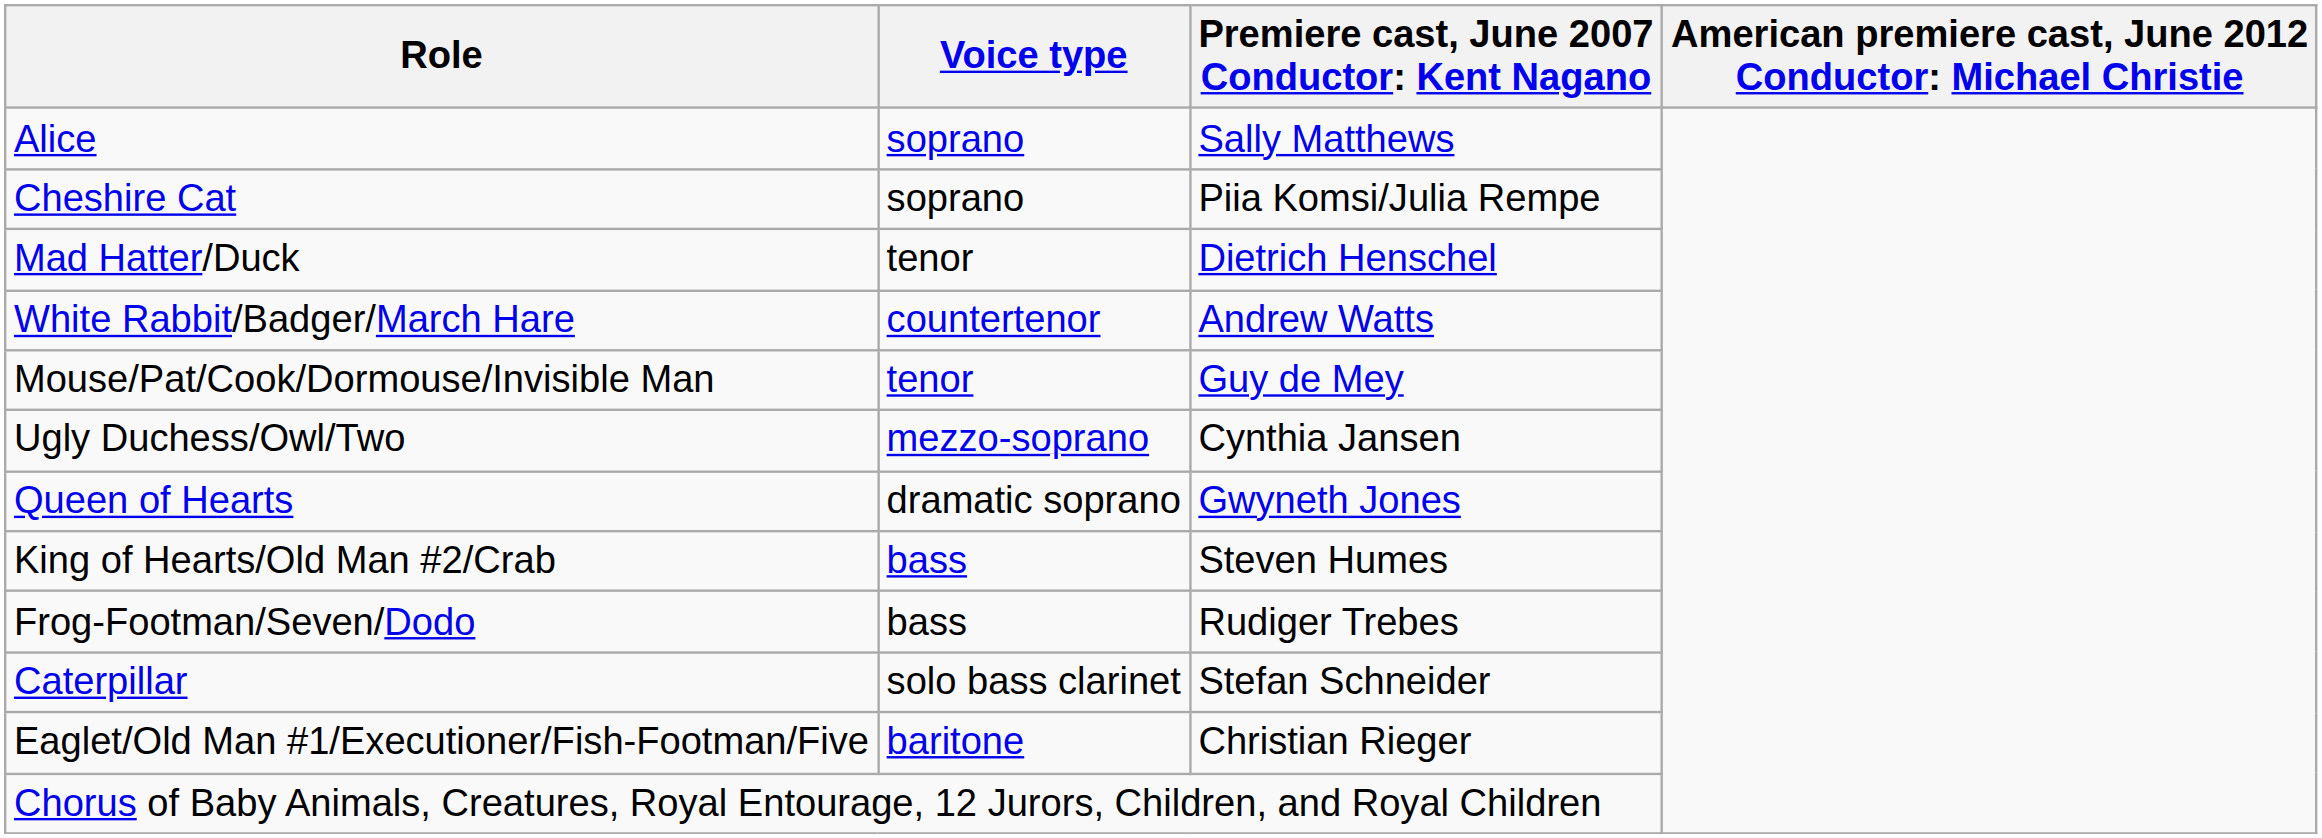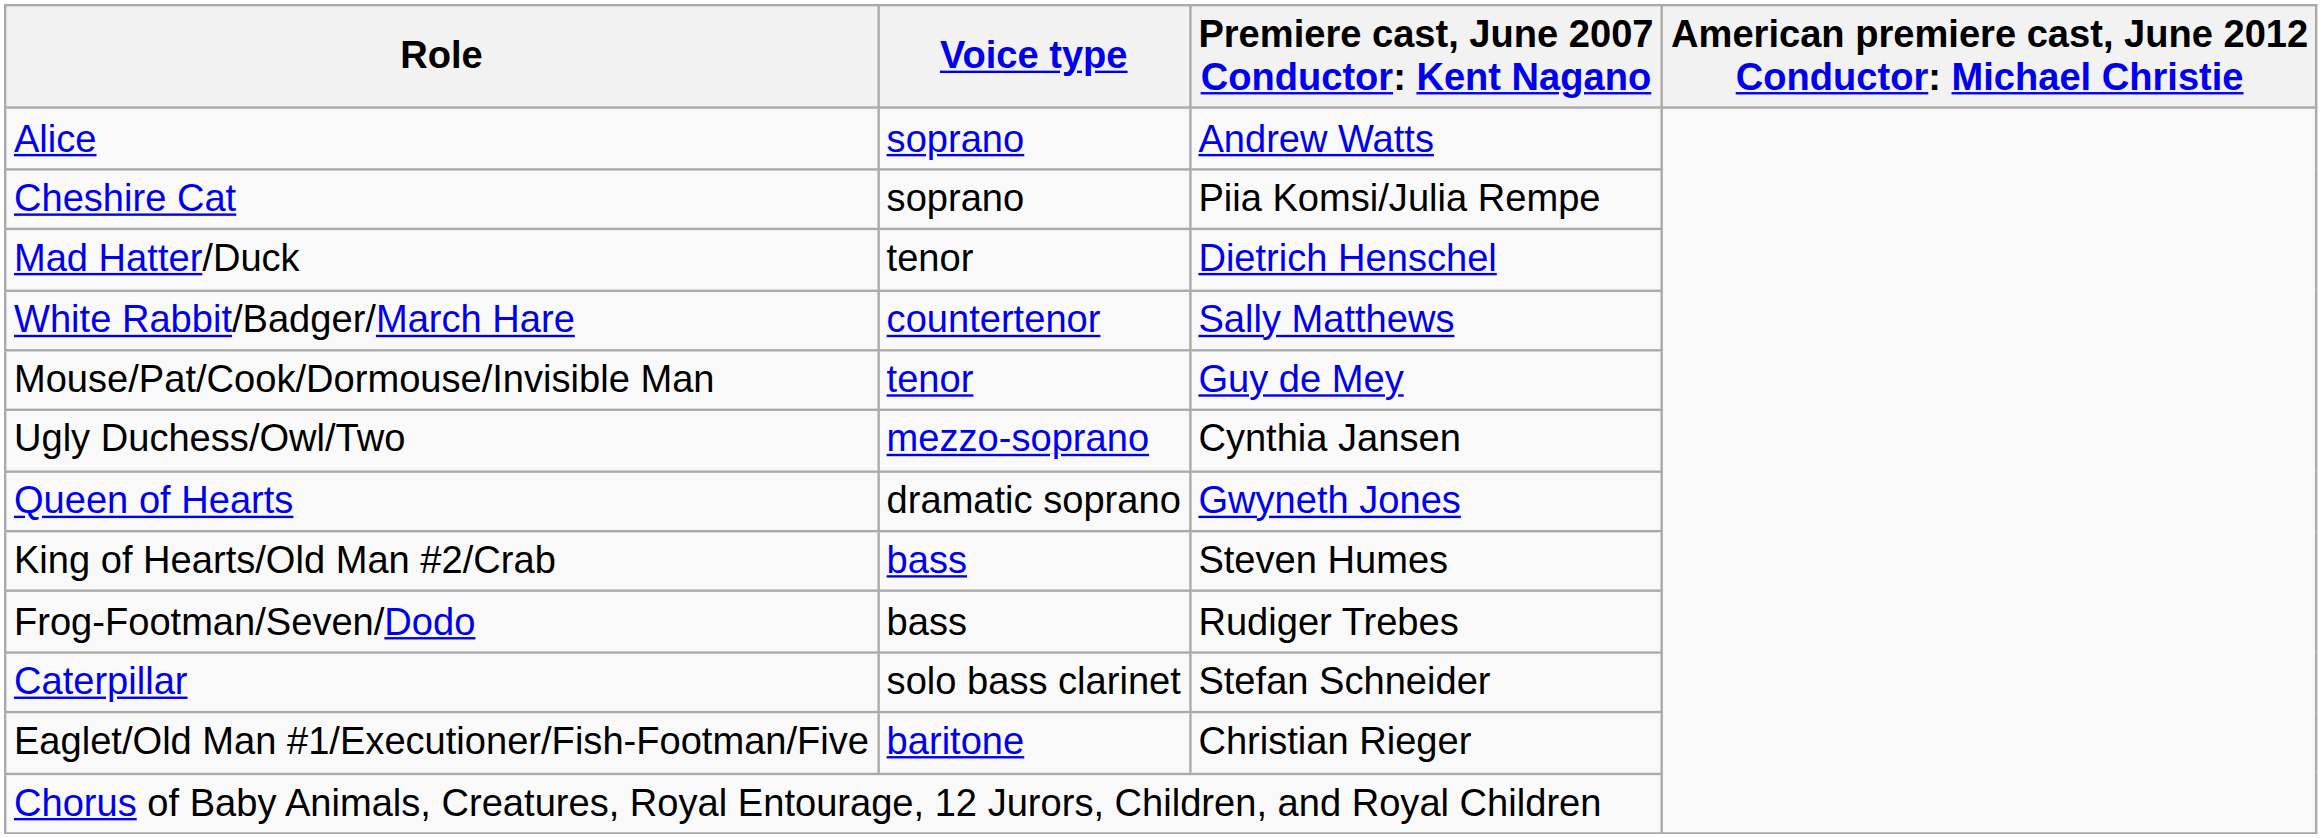(1326, 137) Sally Matthews -> (1316, 137) Andrew Watts
(1316, 319) Andrew Watts -> (1326, 319) Sally Matthews
